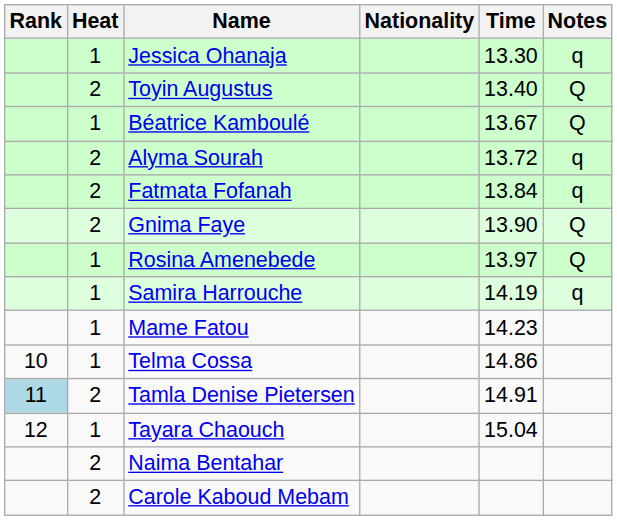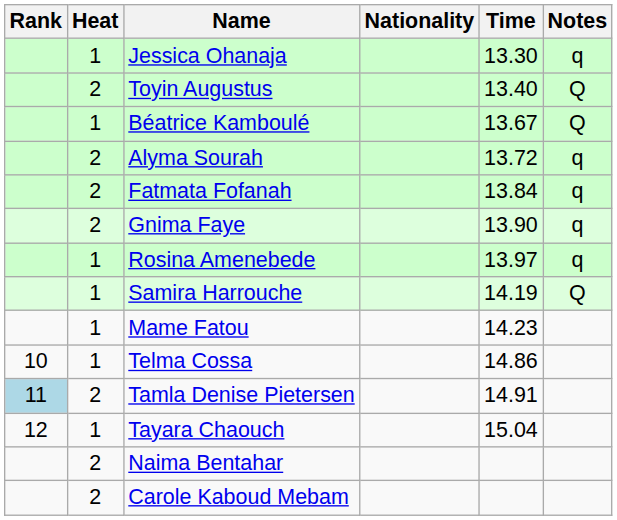(577, 225) Q -> (577, 225) q
(577, 259) Q -> (577, 259) q
(577, 293) q -> (577, 293) Q
